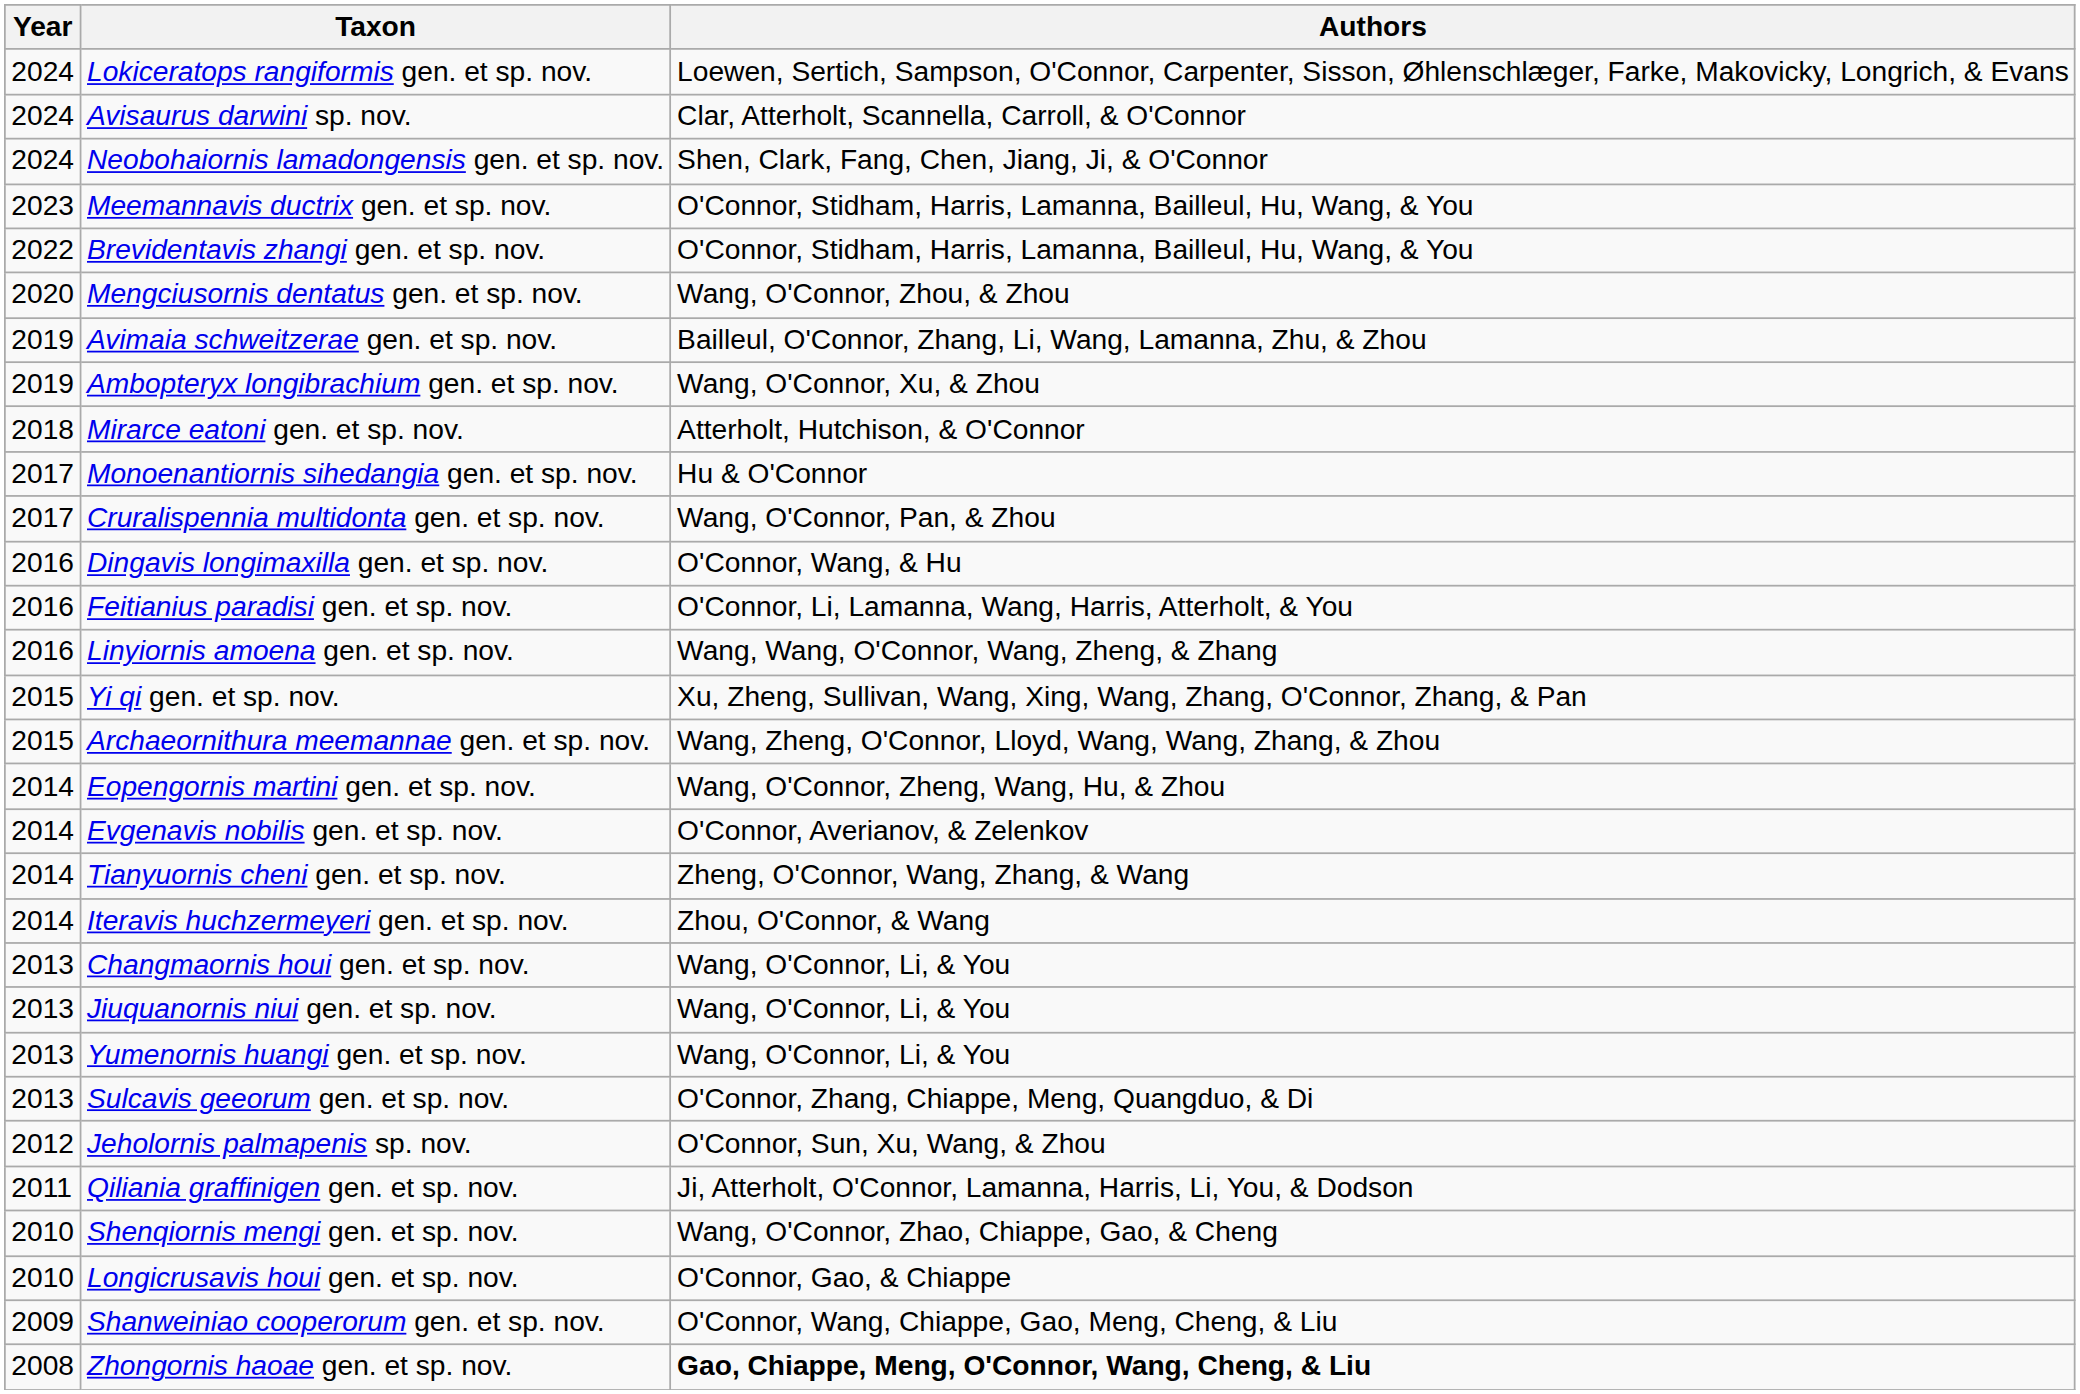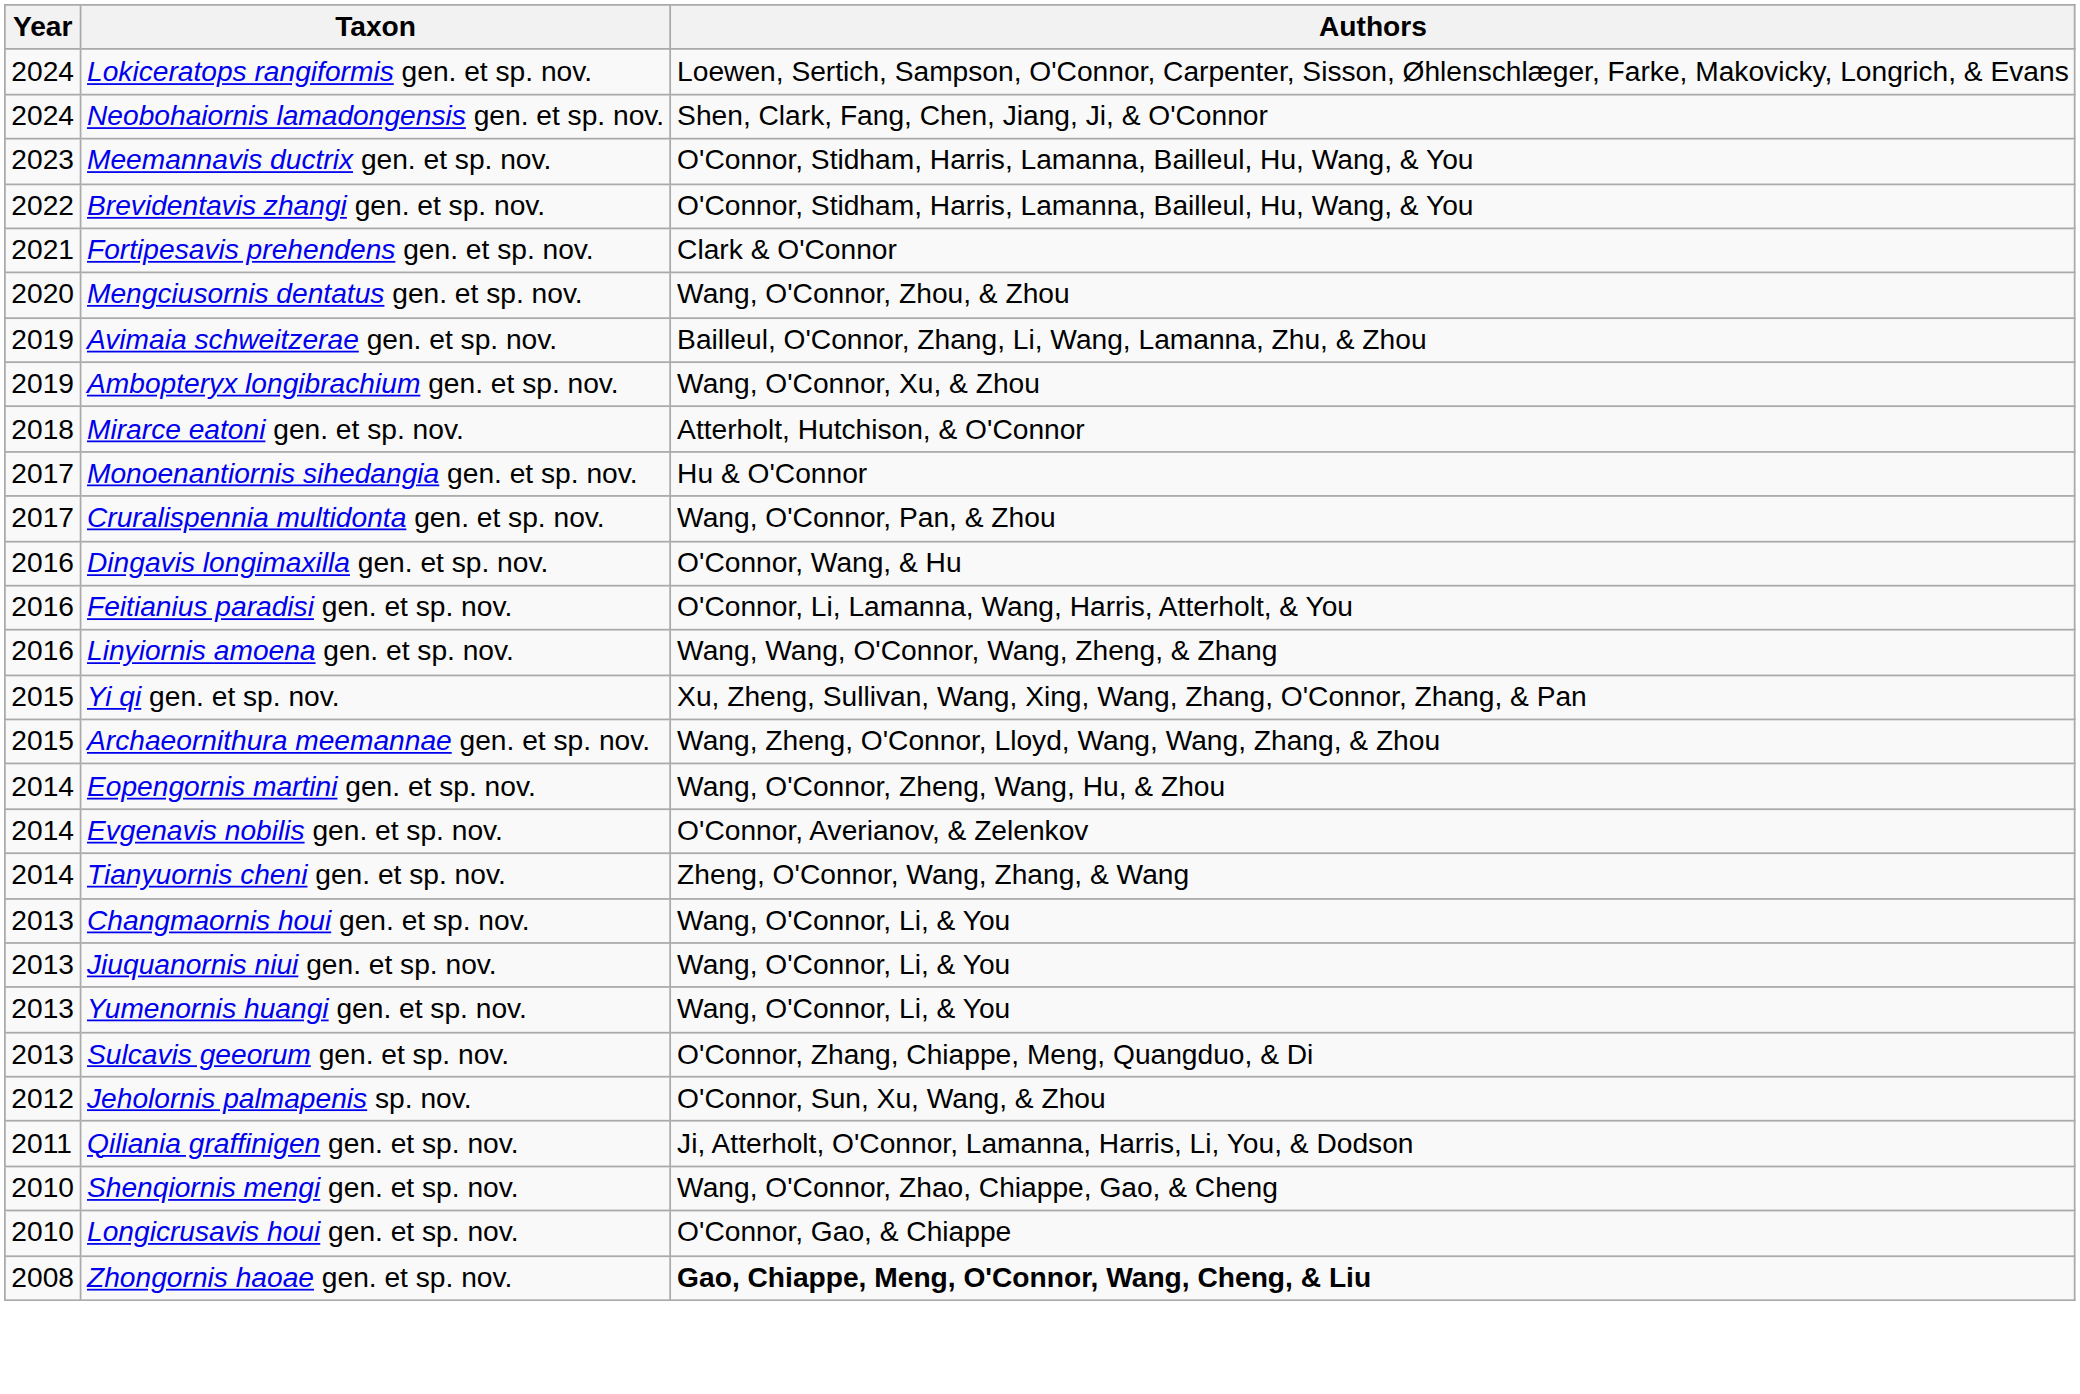- row: (249, 116)
+ row: (340, 250)
- row: (328, 920)
- row: (346, 1321)
